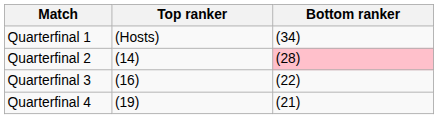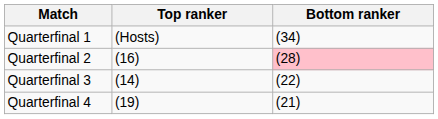(127, 59) (14) -> (127, 59) (16)
(127, 80) (16) -> (127, 80) (14)
